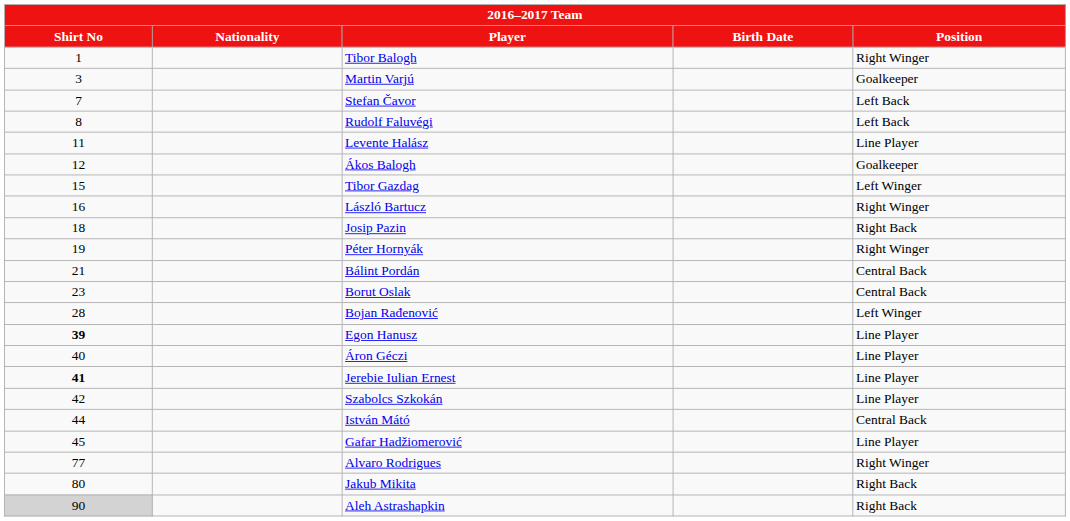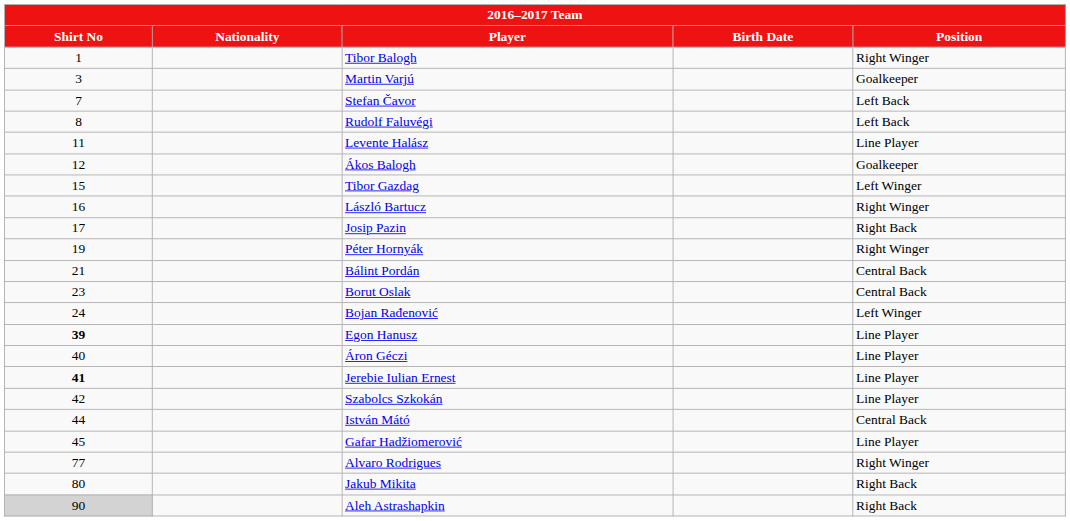(79, 228) 18 -> (79, 228) 17
(79, 313) 28 -> (79, 313) 24
